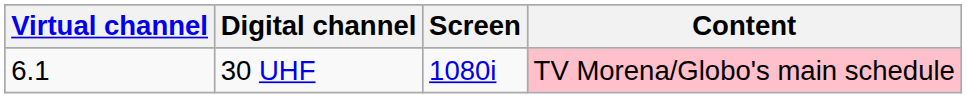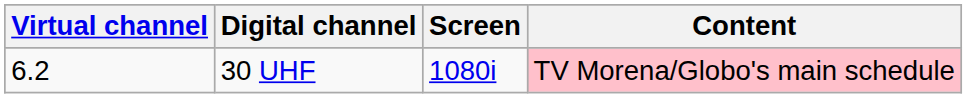(30, 69) 6.1 -> (30, 69) 6.2
